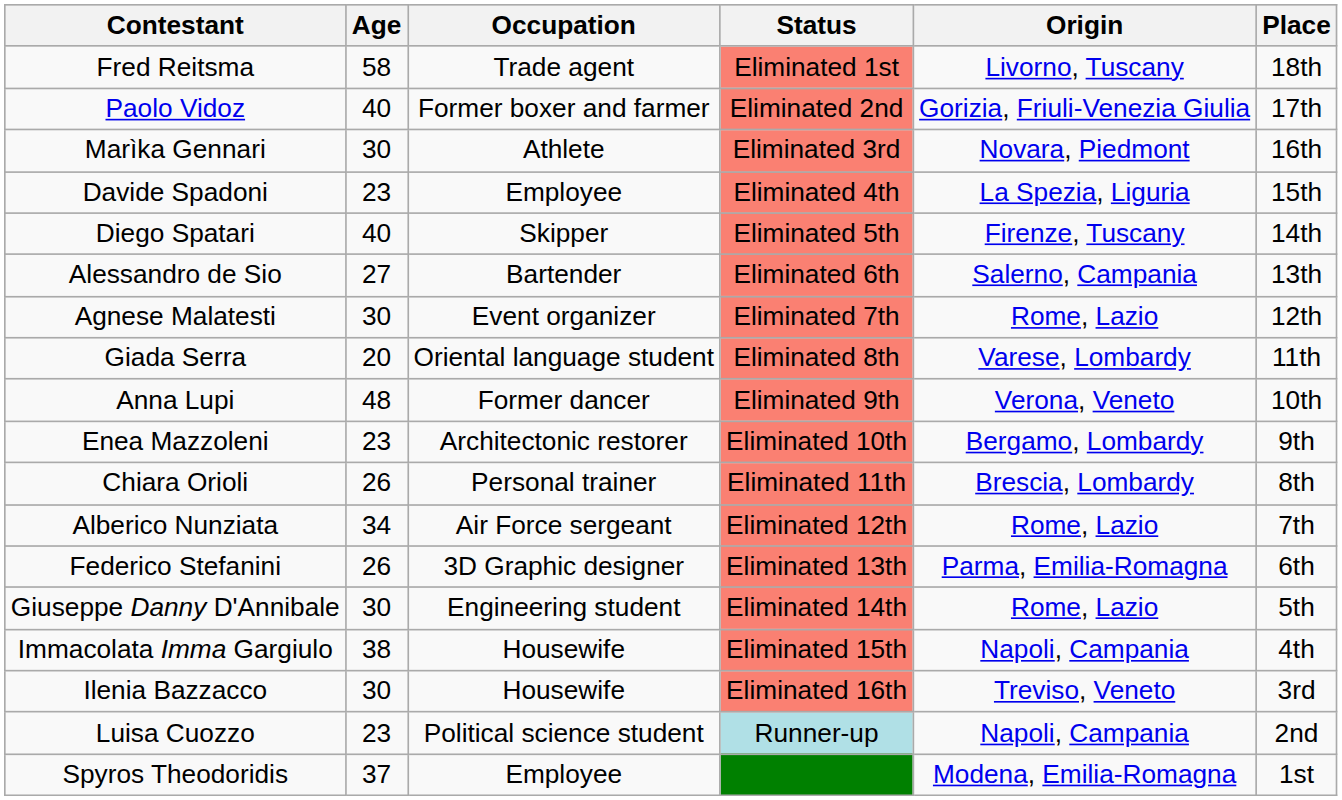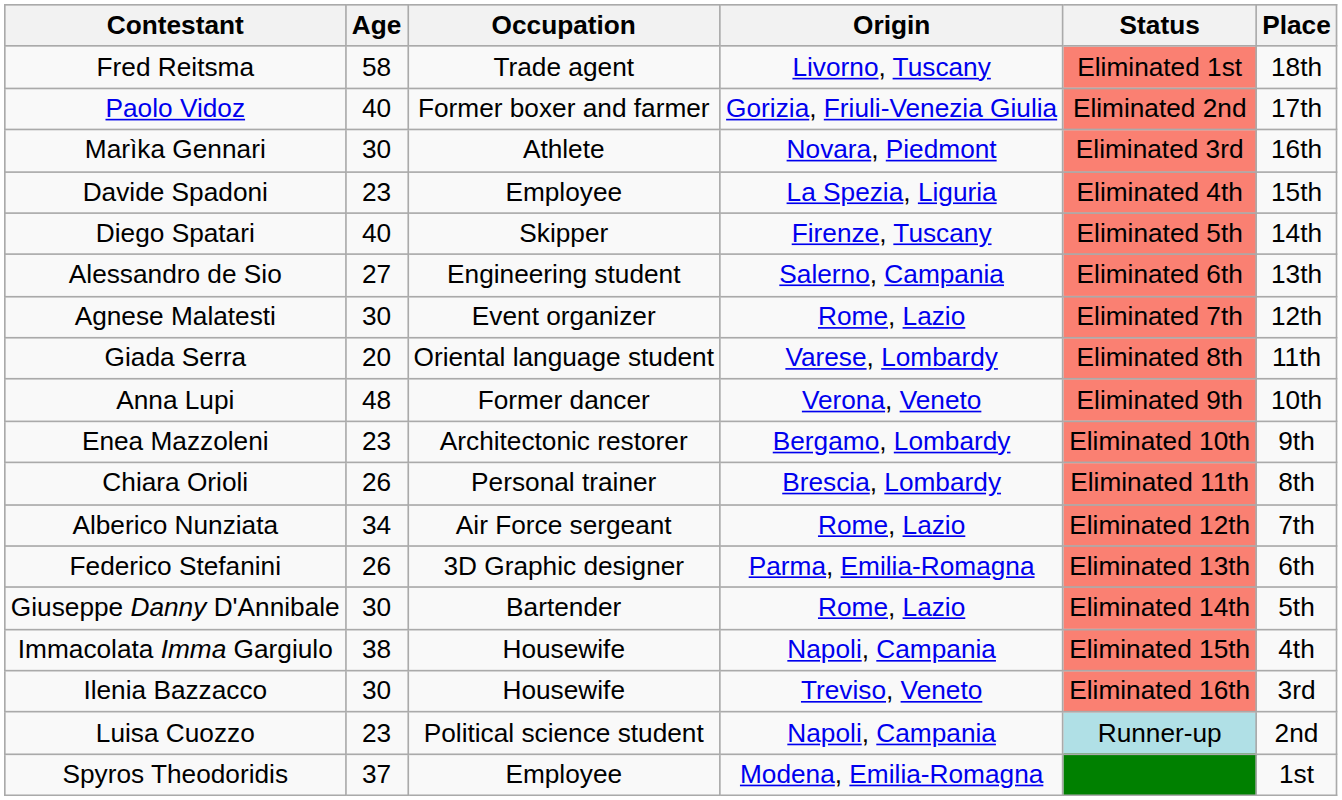columns swapped: (1085, 25) <-> (817, 25)
(564, 274) Bartender -> (564, 274) Engineering student
(564, 607) Engineering student -> (564, 607) Bartender
